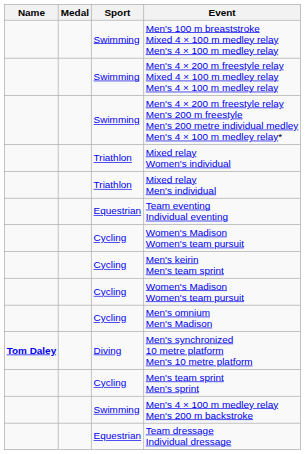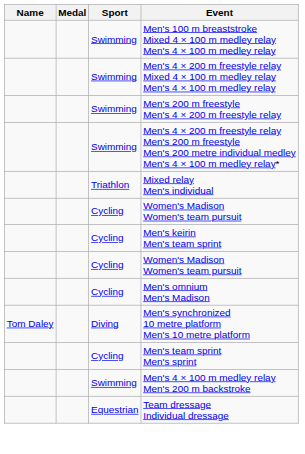+ row: (114, 109)
- row: (113, 158)
- row: (117, 212)
(31, 351) bold -> (30, 324) normal
